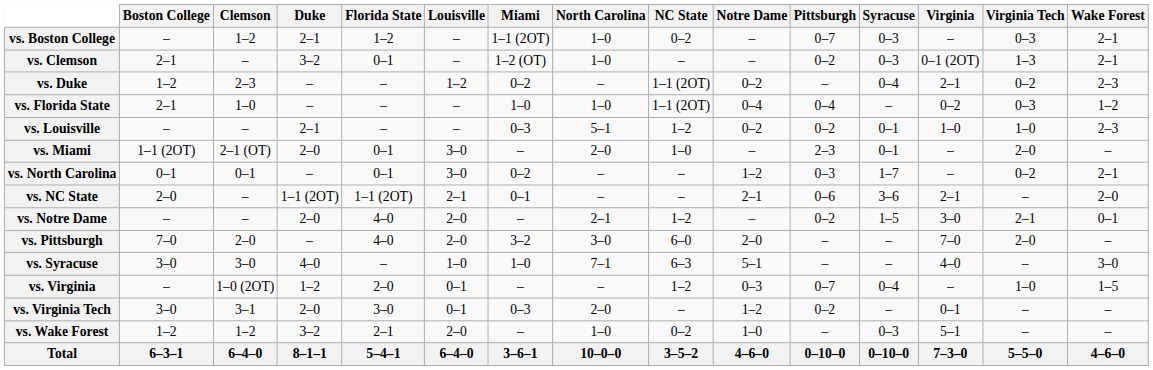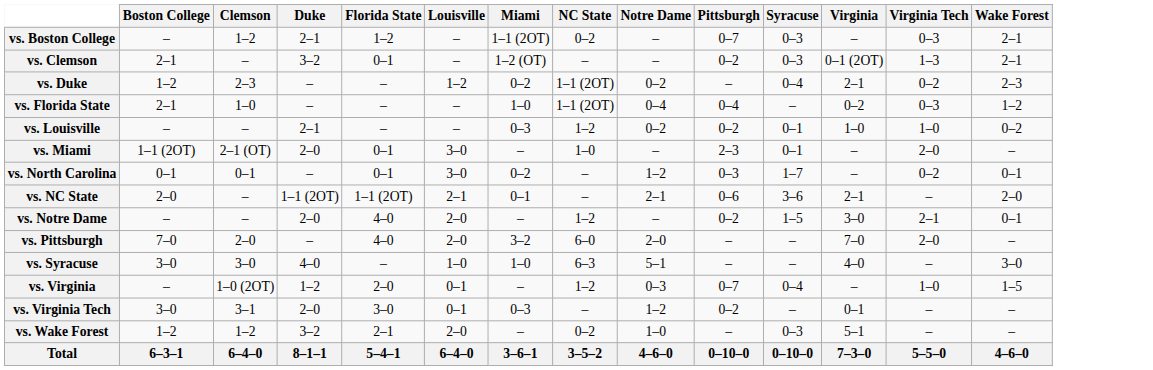- column: (601, 16)
(1108, 128) 2–3 -> (1012, 128) 0–2
(1108, 174) 2–1 -> (1012, 174) 0–1
